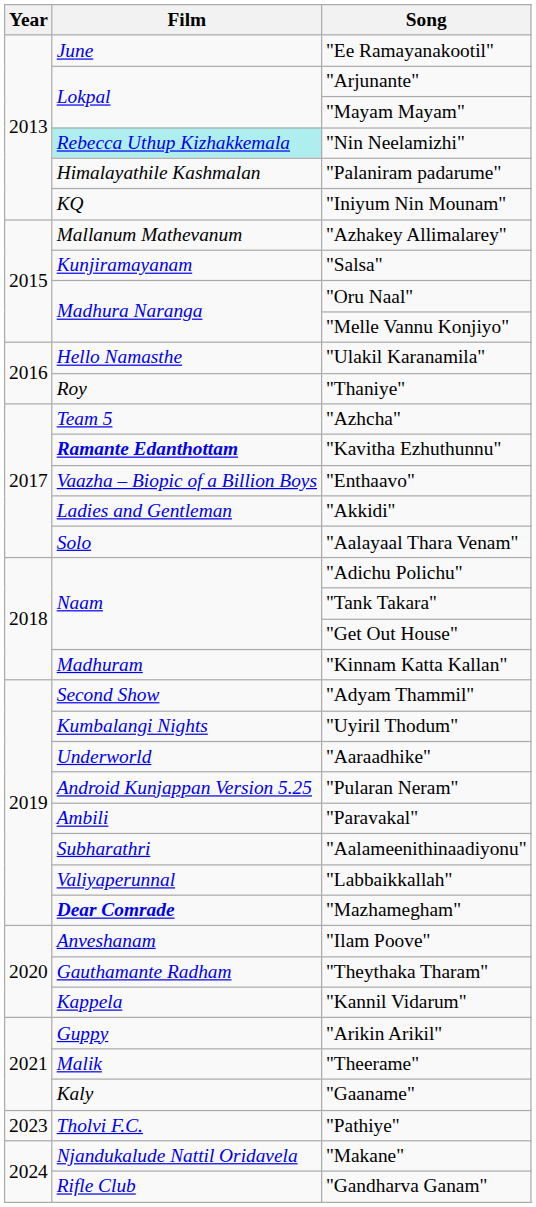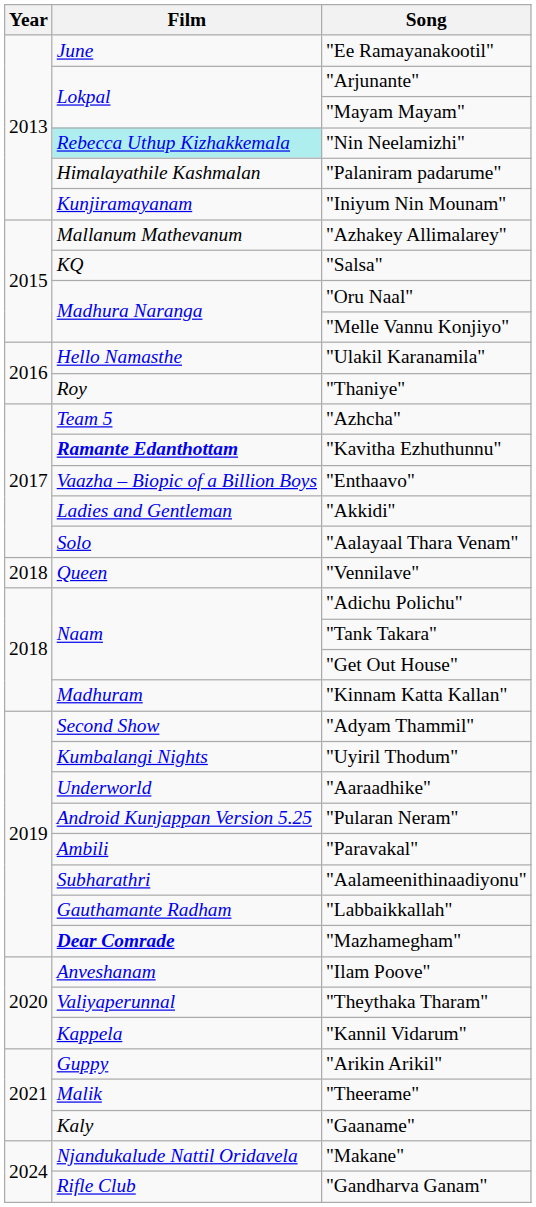(70, 204) KQ -> (124, 204) Kunjiramayanam
(124, 265) Kunjiramayanam -> (70, 265) KQ
+ row: (373, 572)
(116, 879) Valiyaperunnal -> (144, 910) Gauthamante Radham
(144, 971) Gauthamante Radham -> (116, 1002) Valiyaperunnal
- row: (363, 1125)
